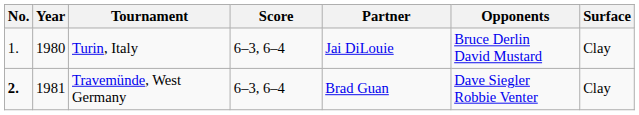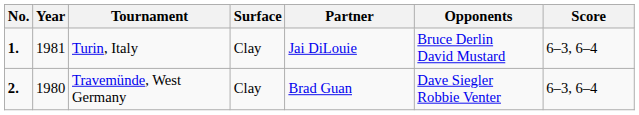columns swapped: (607, 15) <-> (276, 15)
(13, 47) normal -> (13, 47) bold
(51, 47) 1980 -> (51, 47) 1981
(51, 88) 1981 -> (51, 88) 1980
